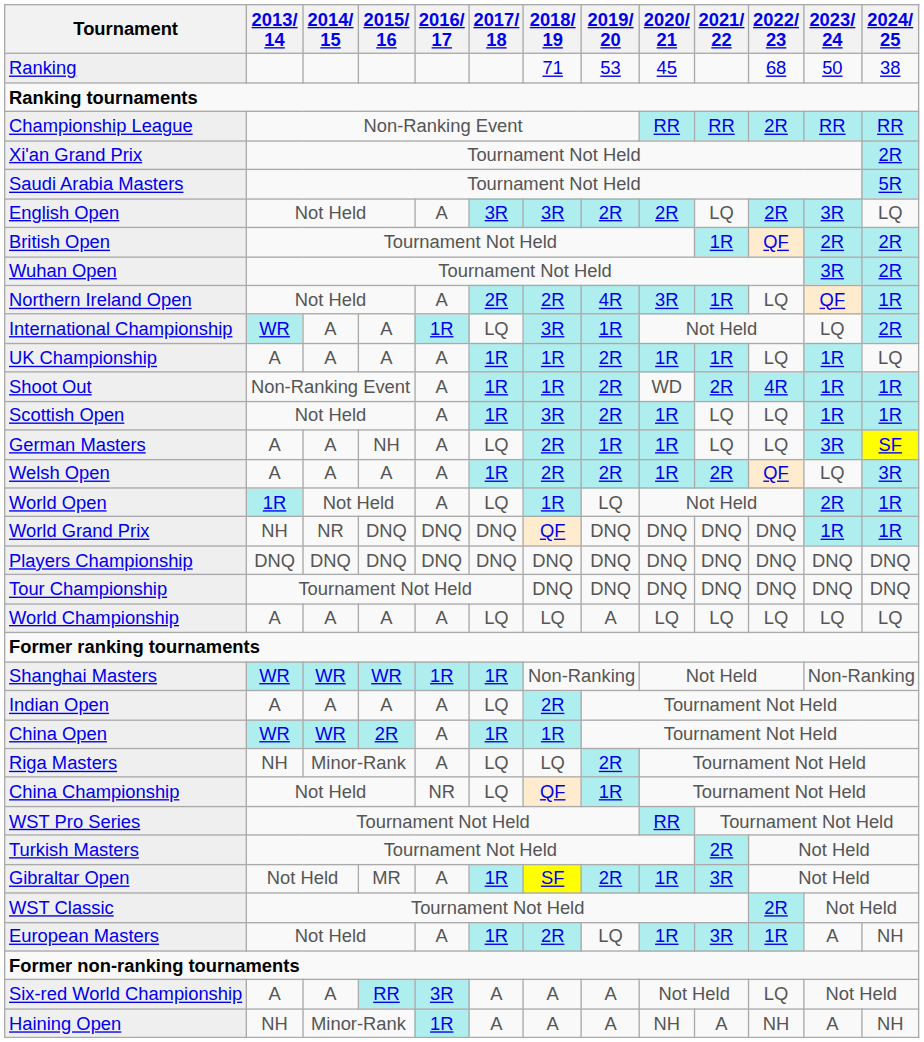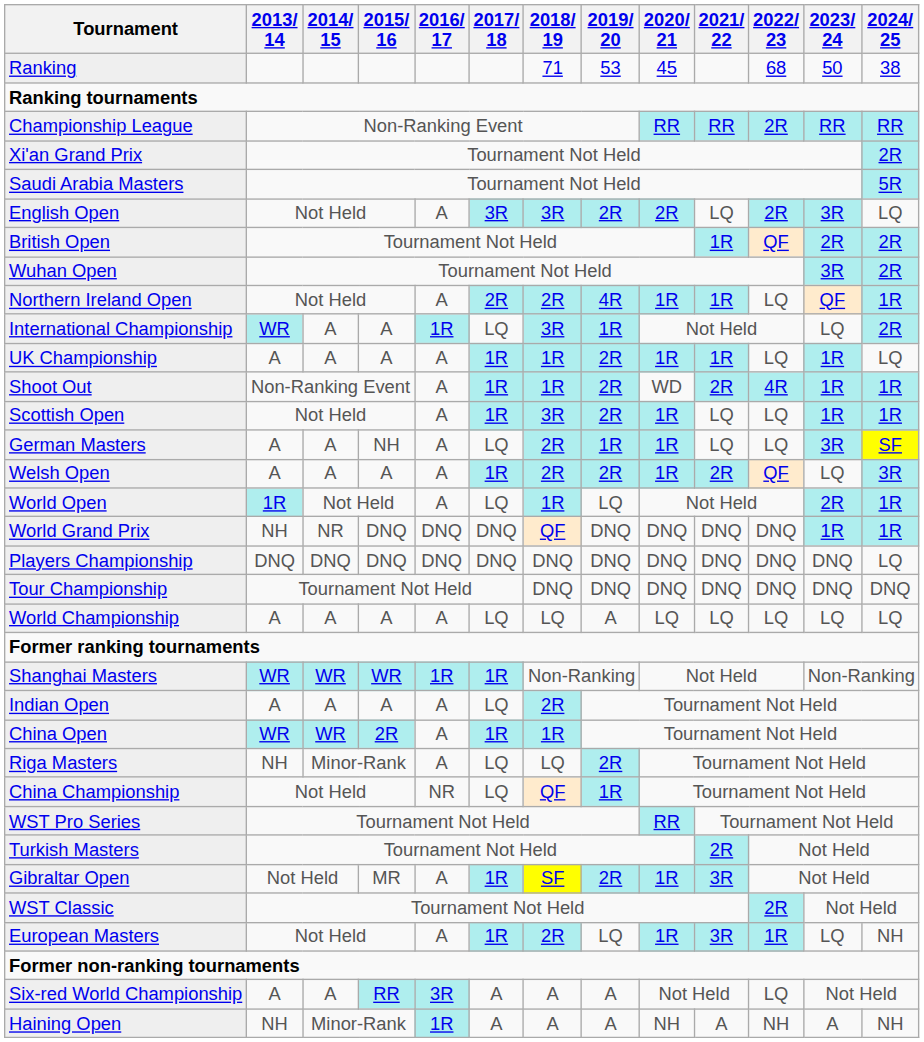(667, 299) 3R -> (667, 299) 1R
(890, 560) DNQ -> (890, 560) LQ
(832, 936) A -> (832, 936) LQ
